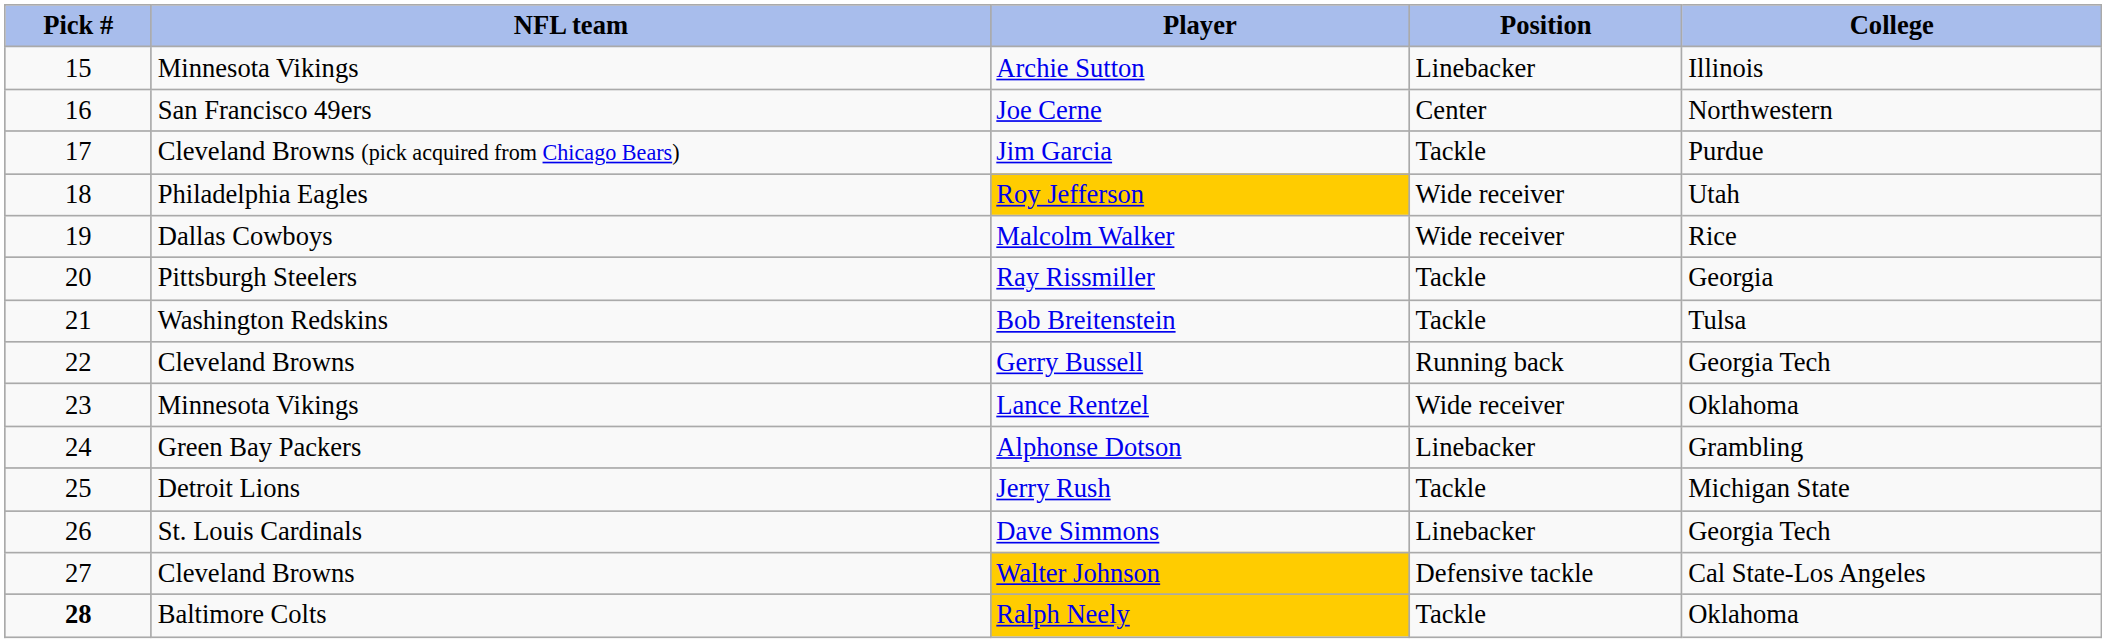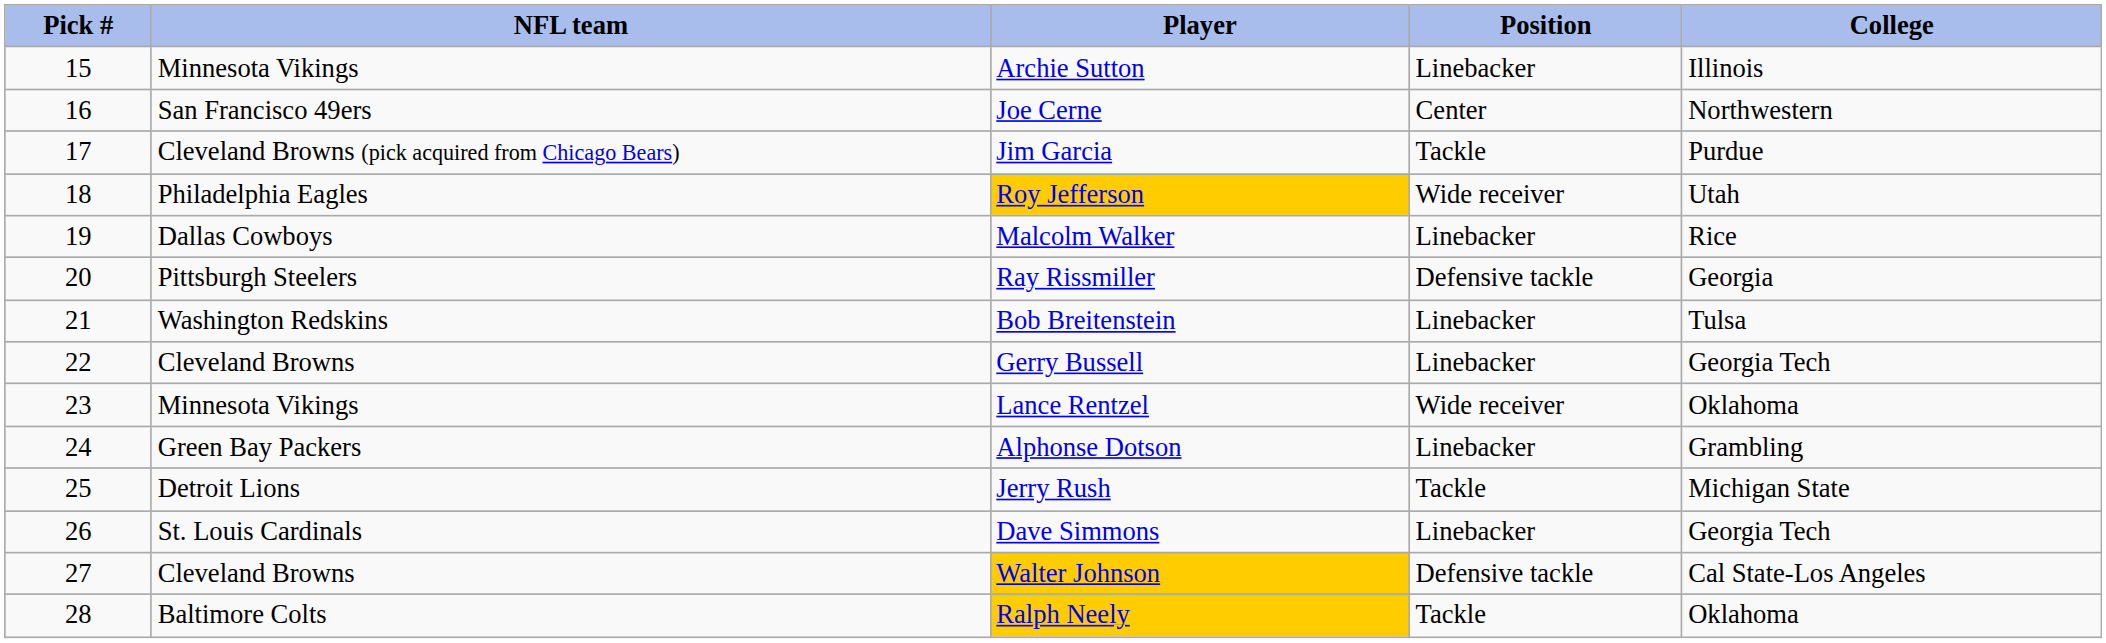(1490, 236) Wide receiver -> (1475, 236) Linebacker
(1451, 278) Tackle -> (1504, 278) Defensive tackle
(1451, 320) Tackle -> (1475, 320) Linebacker
(1490, 362) Running back -> (1475, 362) Linebacker
(78, 615) bold -> (78, 615) normal
